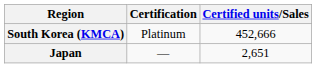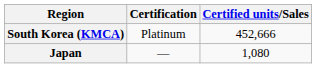(256, 53) 2,651 -> (256, 53) 1,080
